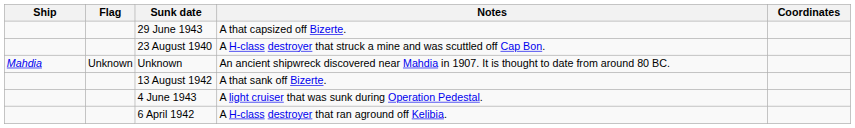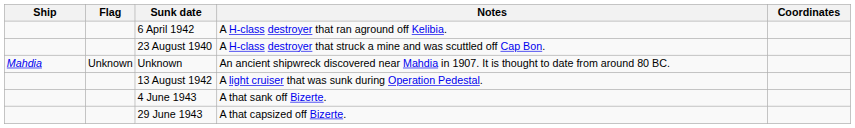rows swapped: (166, 115) <-> (170, 30)
(273, 81) A that sank off Bizerte. -> (351, 81) A light cruiser that was sunk during Operation Pedestal.
(351, 98) A light cruiser that was sunk during Operation Pedestal. -> (273, 98) A that sank off Bizerte.
